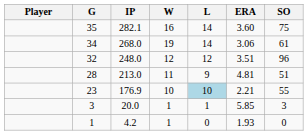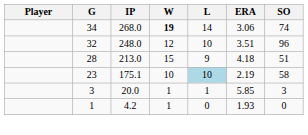- row: (92, 28)
(169, 43) normal -> (169, 28) bold
(284, 43) 61 -> (284, 28) 74
(207, 59) 12 -> (207, 43) 10
(169, 75) 11 -> (169, 59) 15
(245, 75) 4.81 -> (245, 59) 4.18
(130, 91) 176.9 -> (130, 75) 175.1
(245, 91) 2.21 -> (245, 75) 2.19
(284, 91) 55 -> (284, 75) 58
